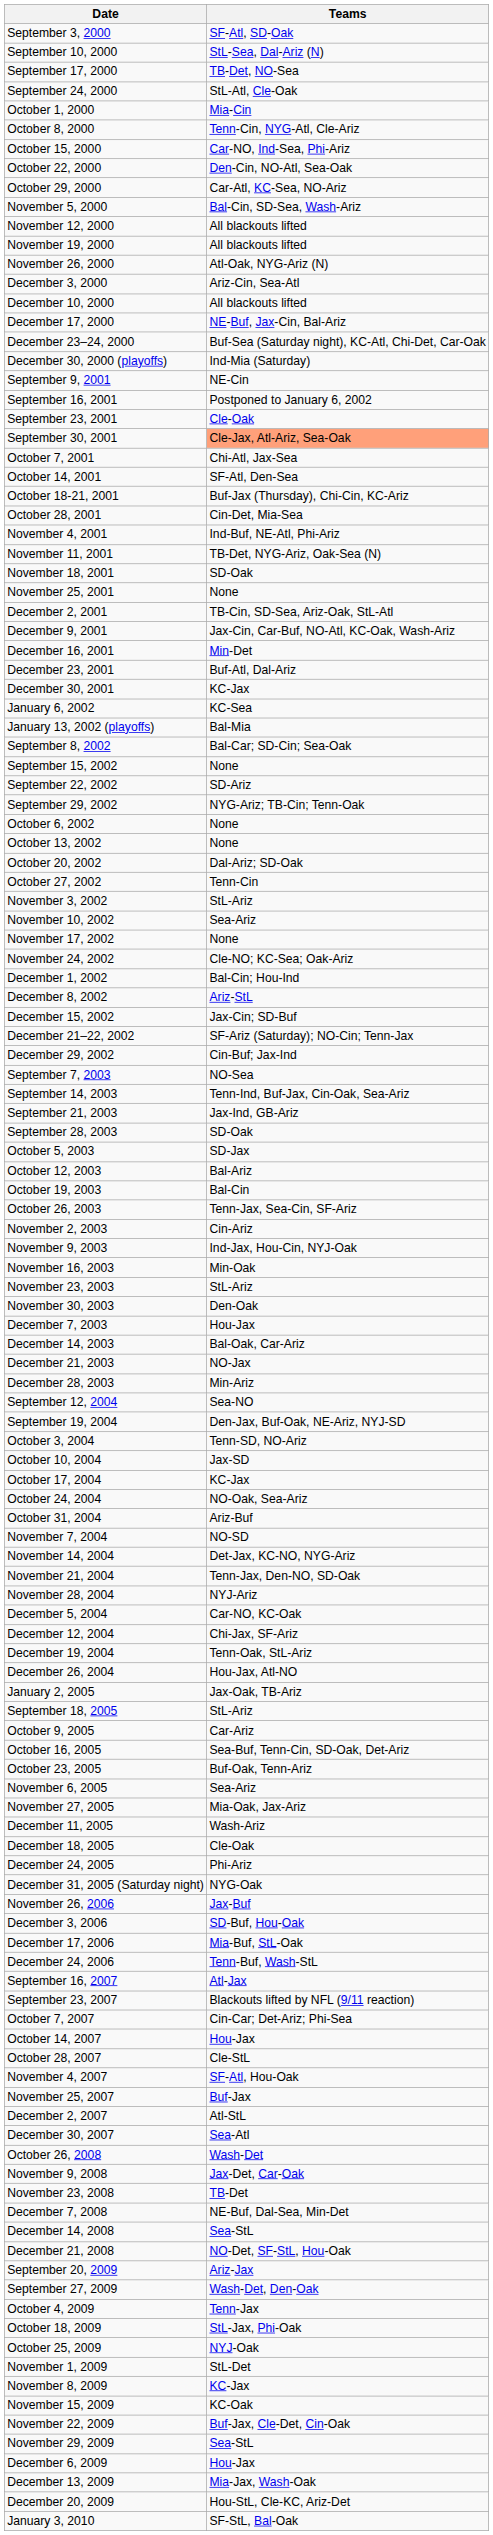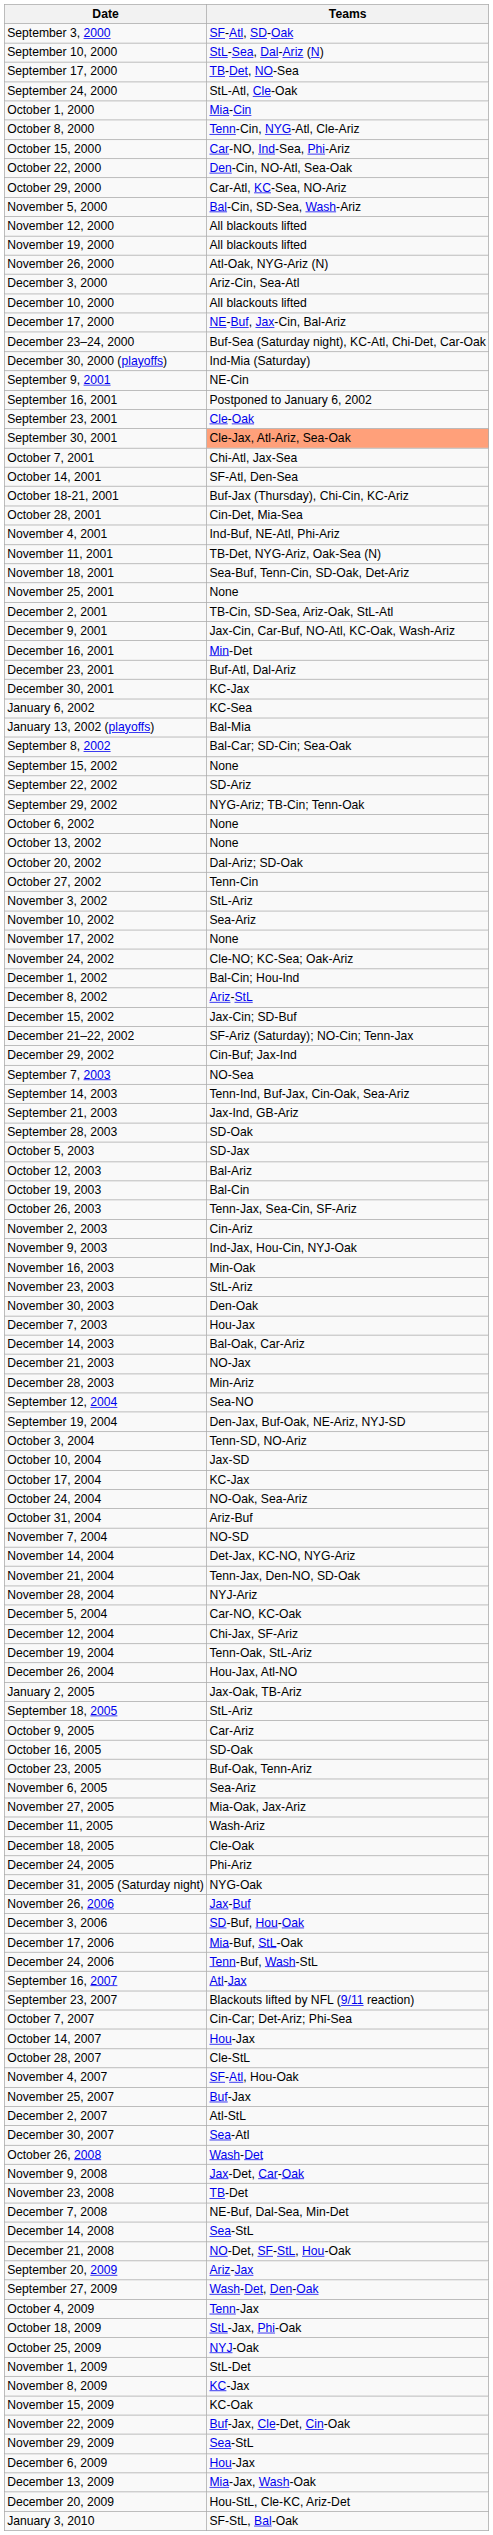(231, 573) SD-Oak -> (309, 573) Sea-Buf, Tenn-Cin, SD-Oak, Det-Ariz
(309, 1749) Sea-Buf, Tenn-Cin, SD-Oak, Det-Ariz -> (231, 1749) SD-Oak
